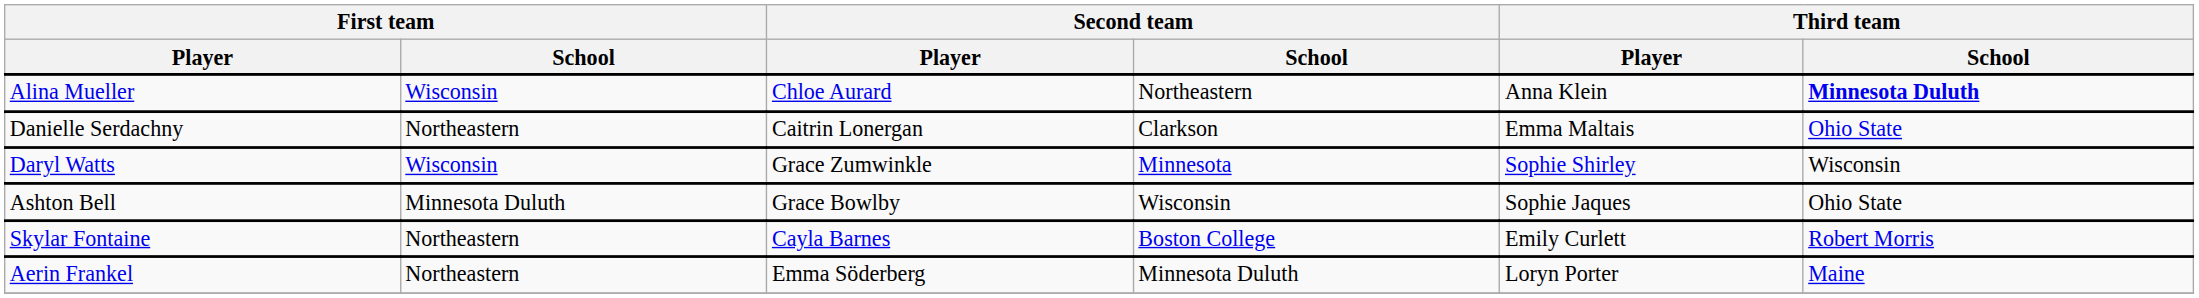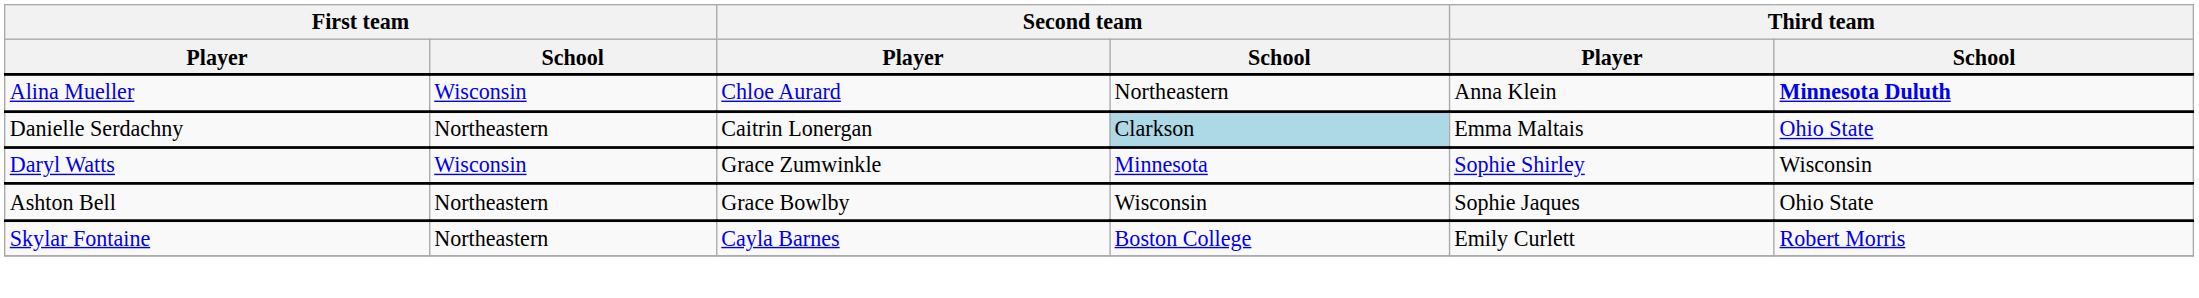(1178, 129) no background -> (1154, 129) lightblue background
(485, 201) Minnesota Duluth -> (491, 201) Northeastern
- row: (71, 274)
